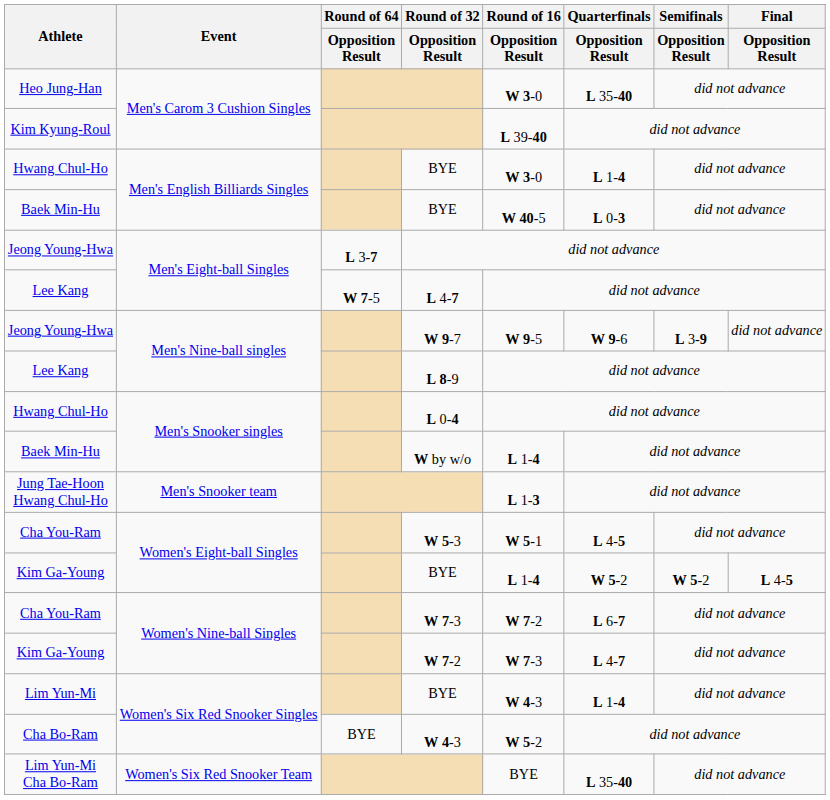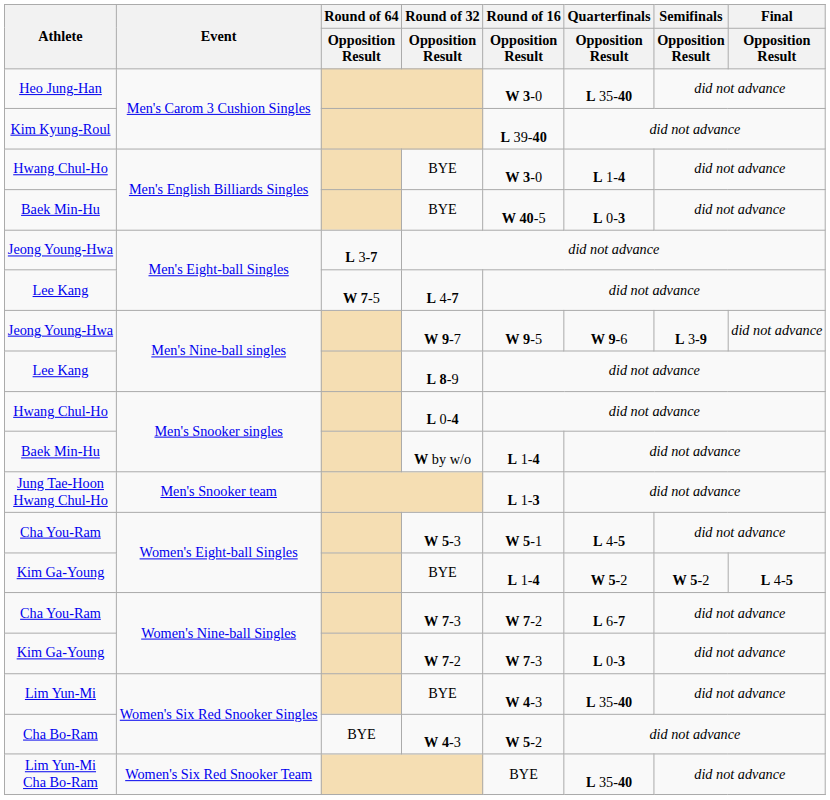(609, 662) L 4-7 -> (609, 662) L 0-3
(609, 702) L 1-4 -> (609, 702) L 35-40
